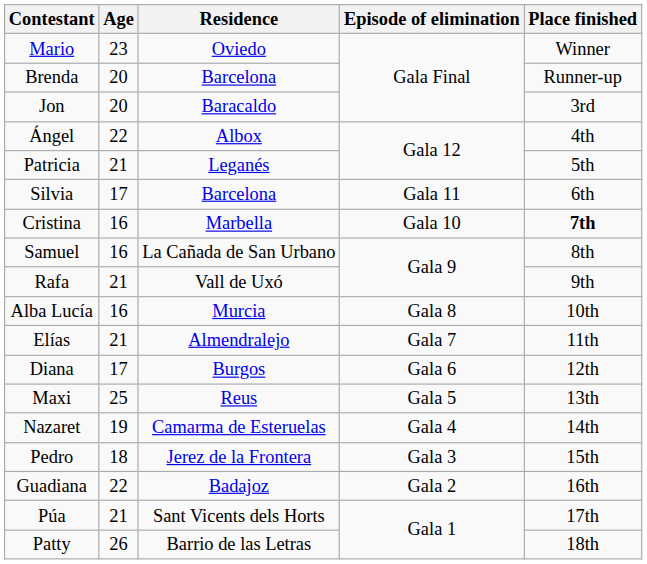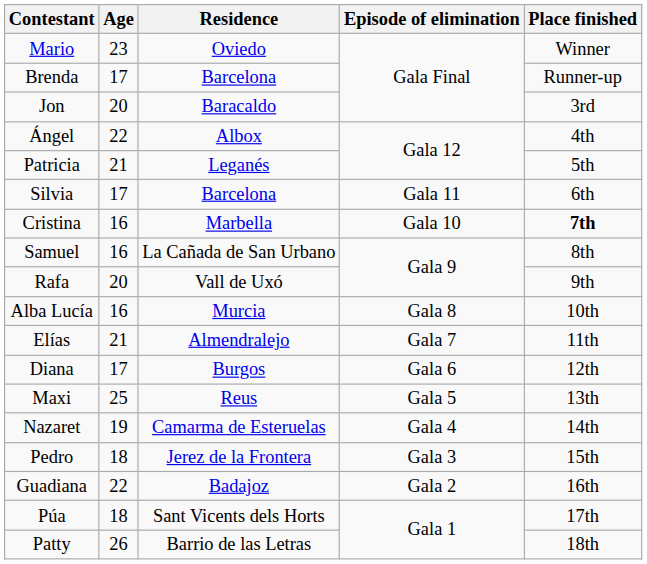(118, 77) 20 -> (118, 77) 17
(118, 281) 21 -> (118, 281) 20
(118, 515) 21 -> (118, 515) 18
